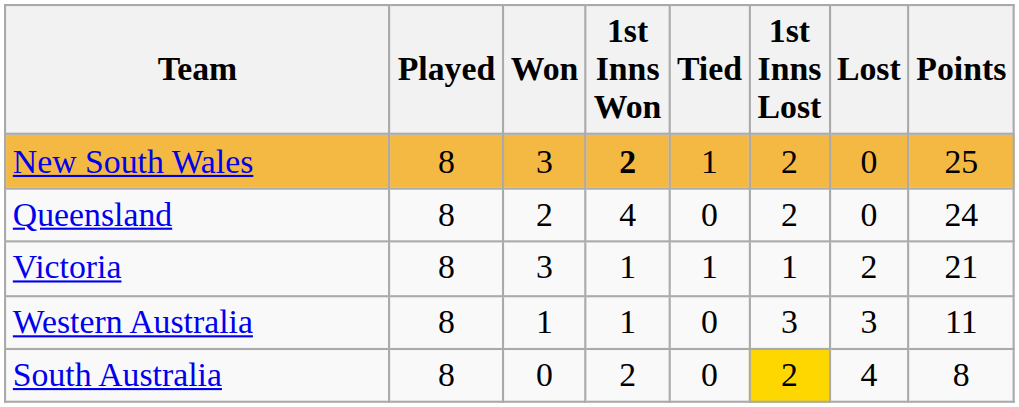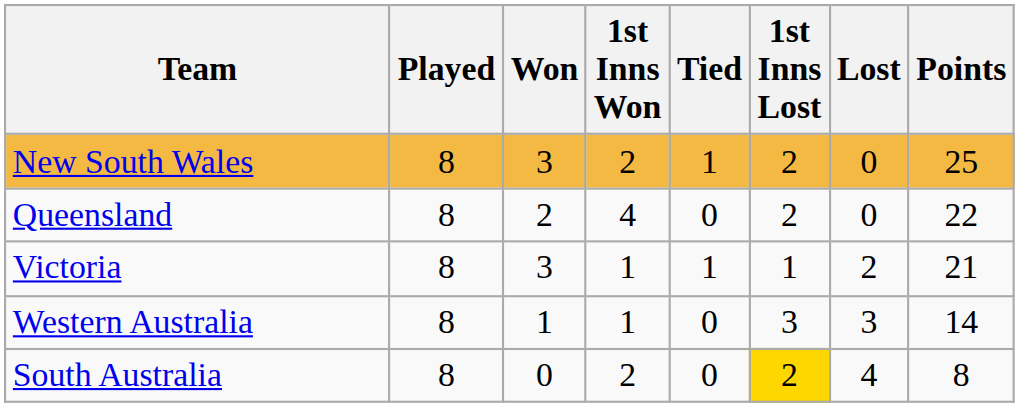(628, 160) bold -> (628, 160) normal
(961, 214) 24 -> (961, 214) 22
(961, 321) 11 -> (961, 321) 14
